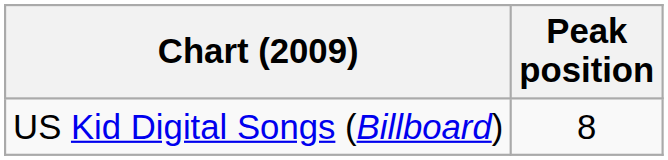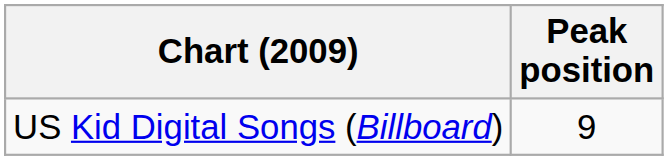(587, 126) 8 -> (587, 126) 9
